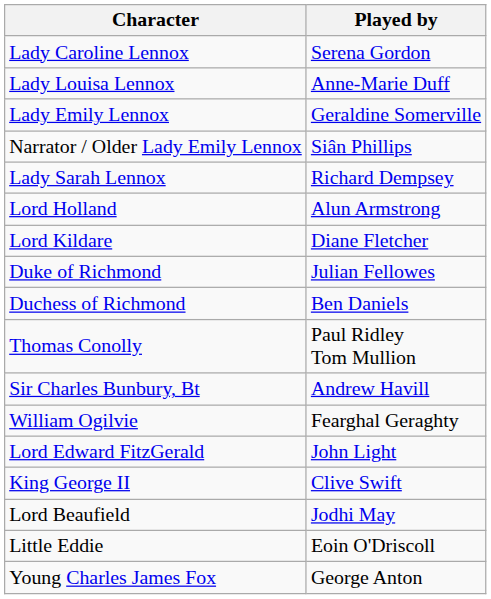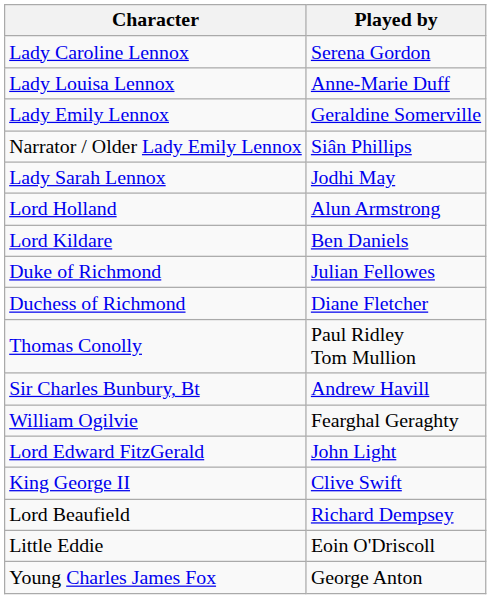(382, 177) Richard Dempsey -> (353, 177) Jodhi May
(370, 240) Diane Fletcher -> (360, 240) Ben Daniels
(360, 303) Ben Daniels -> (370, 303) Diane Fletcher
(353, 514) Jodhi May -> (382, 514) Richard Dempsey
